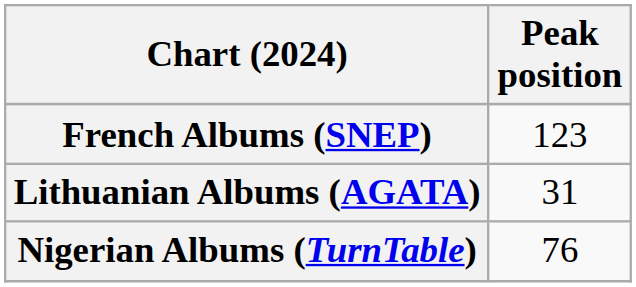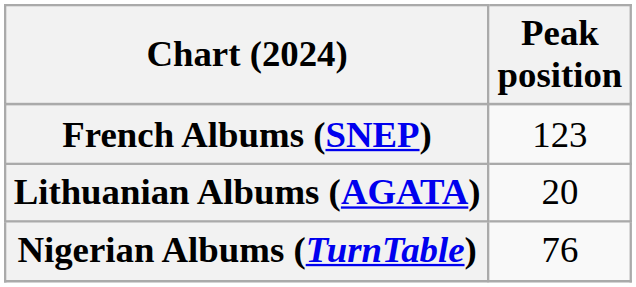(560, 191) 31 -> (560, 191) 20
